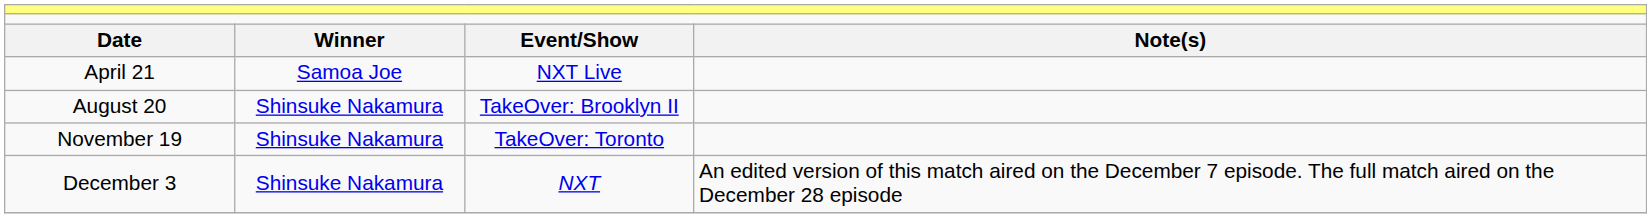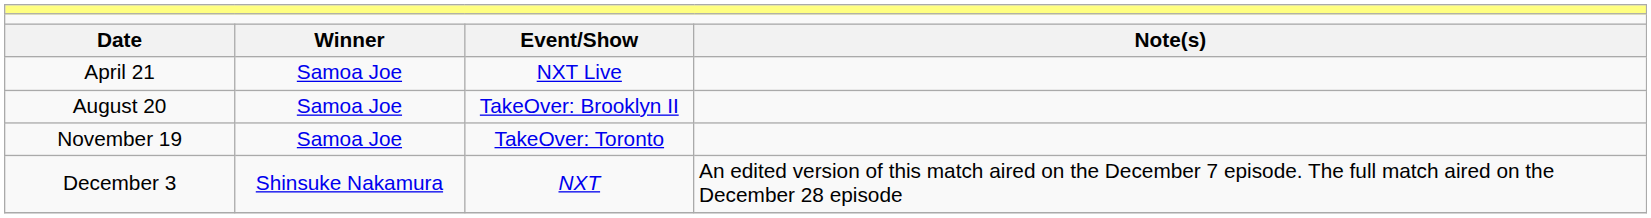(349, 106) Shinsuke Nakamura -> (349, 106) Samoa Joe
(349, 139) Shinsuke Nakamura -> (349, 139) Samoa Joe
